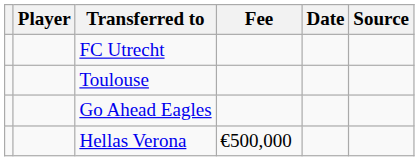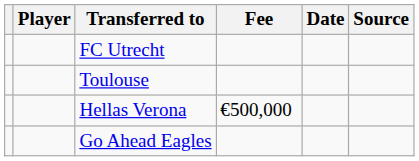rows swapped: (145, 110) <-> (133, 140)
